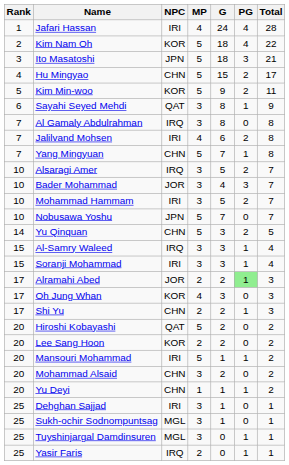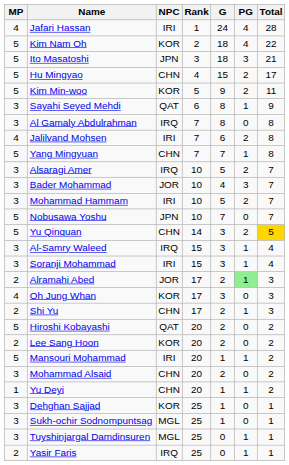columns swapped: (19, 12) <-> (199, 12)
(271, 232) no background -> (271, 232) gold background
(175, 405) IRI -> (169, 405) KOR
